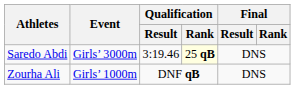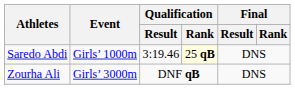(105, 54) Girls’ 3000m -> (105, 54) Girls’ 1000m
(105, 74) Girls’ 1000m -> (105, 74) Girls’ 3000m
